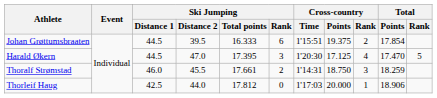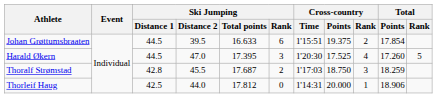(244, 41) 16.333 -> (244, 41) 16.633
(339, 56) 17.125 -> (339, 56) 17.525
(393, 56) 17.470 -> (393, 56) 17.260
(154, 71) 46.0 -> (154, 71) 42.8
(244, 71) 17.661 -> (244, 71) 17.687
(309, 71) 1'14:31 -> (309, 71) 1'17:03
(309, 85) 1'17:03 -> (309, 85) 1'14:31
